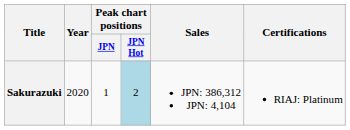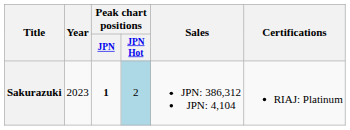(78, 93) 2020 -> (78, 93) 2023
(106, 93) normal -> (106, 93) bold
